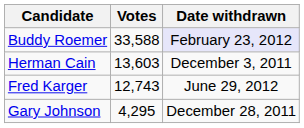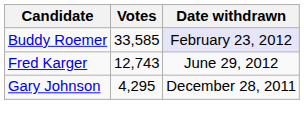(137, 39) 33,588 -> (137, 39) 33,585
- row: (52, 63)
